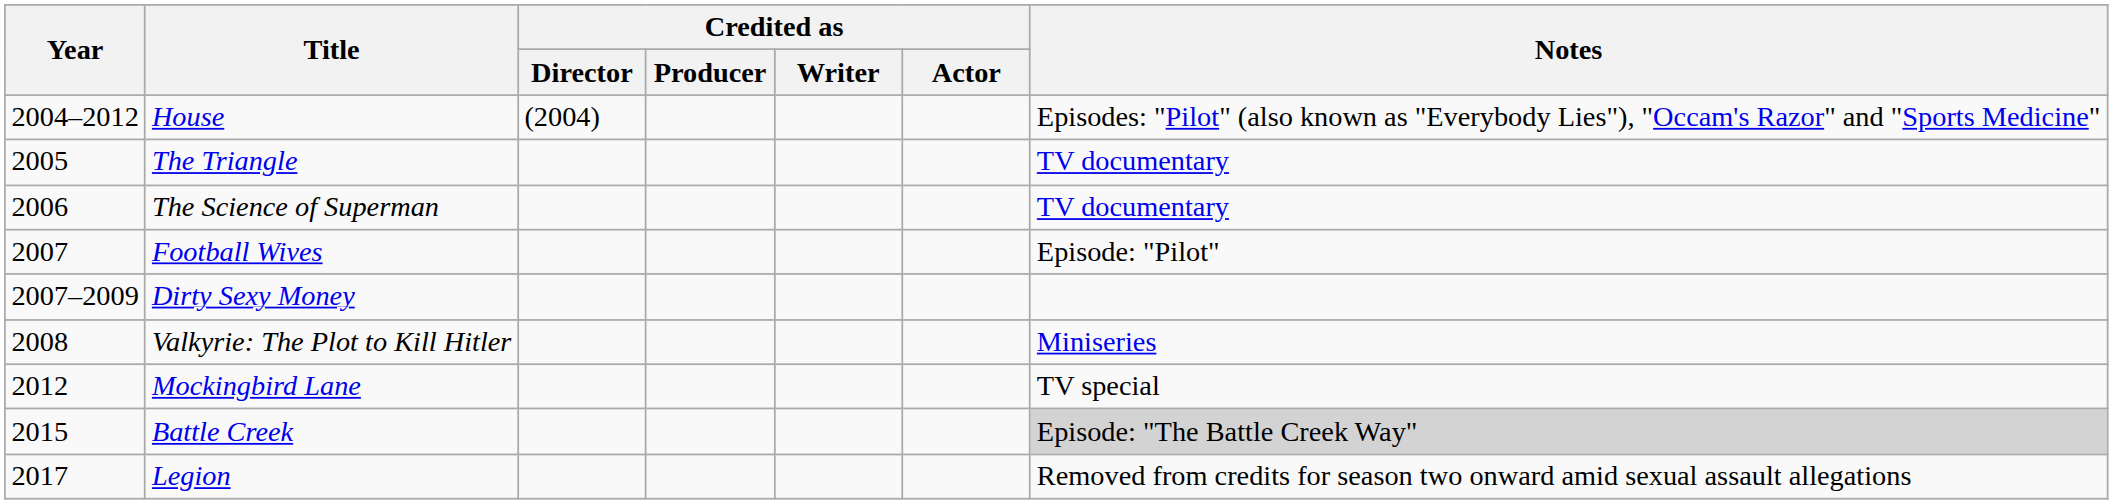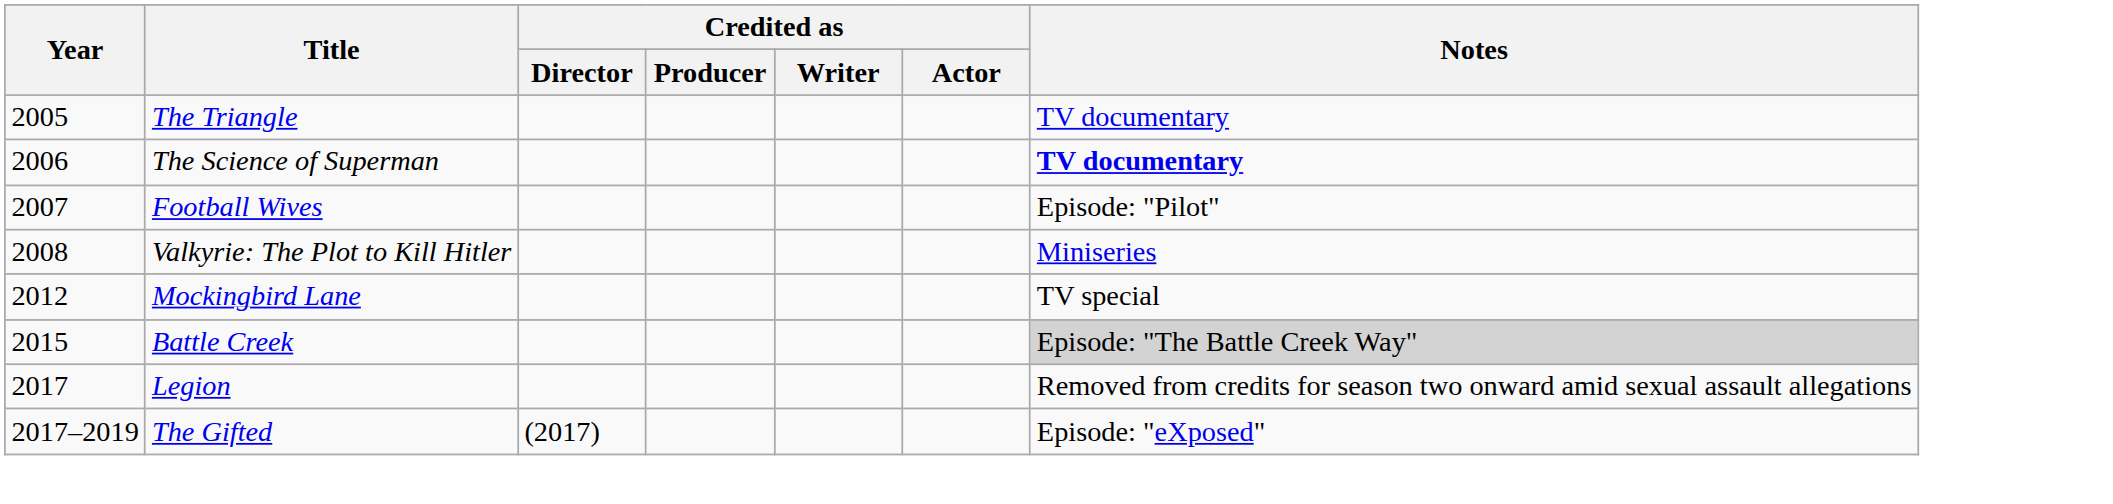- row: (188, 116)
(1133, 206) normal -> (1140, 161) bold
- row: (253, 296)
+ row: (212, 431)
